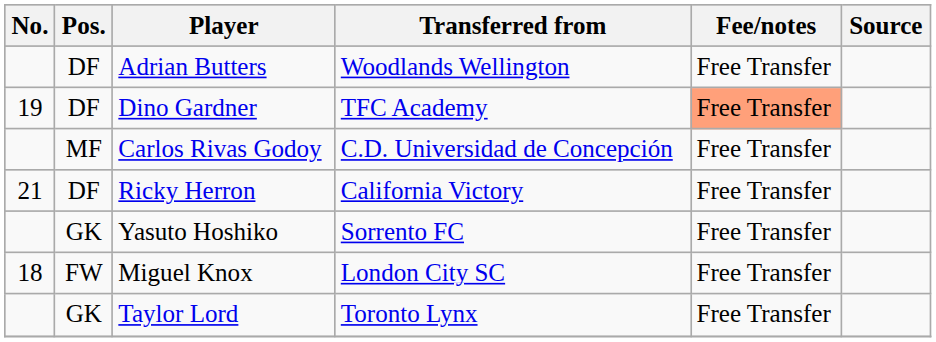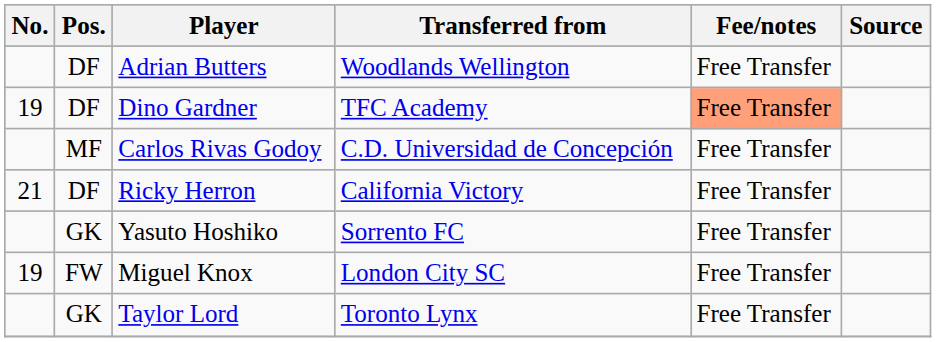(30, 273) 18 -> (30, 273) 19
